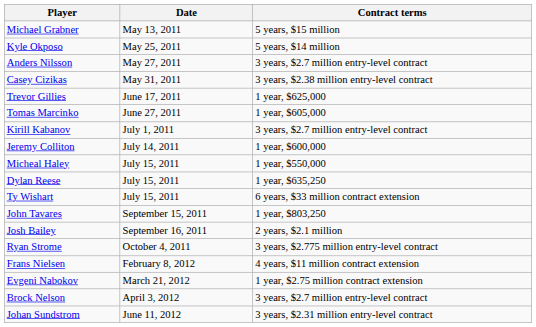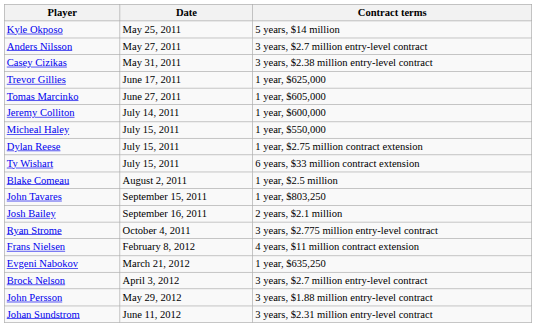- row: (43, 29)
- row: (39, 130)
(291, 180) 1 year, $635,250 -> (339, 146) 1 year, $2.75 million contract extension
+ row: (38, 180)
(339, 280) 1 year, $2.75 million contract extension -> (291, 264) 1 year, $635,250
+ row: (34, 297)
